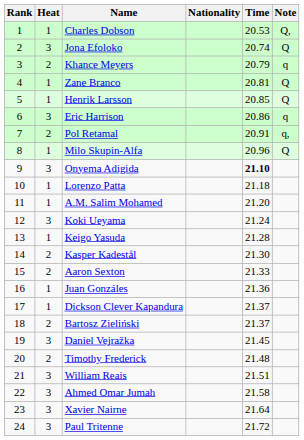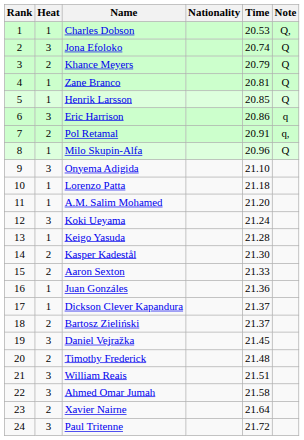(285, 64) q -> (285, 64) Q
(257, 168) bold -> (257, 168) normal
(48, 409) 3 -> (48, 409) 2
